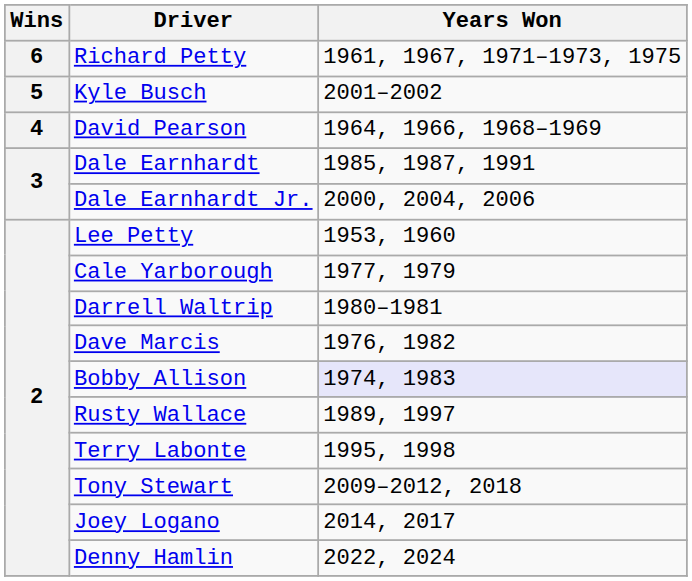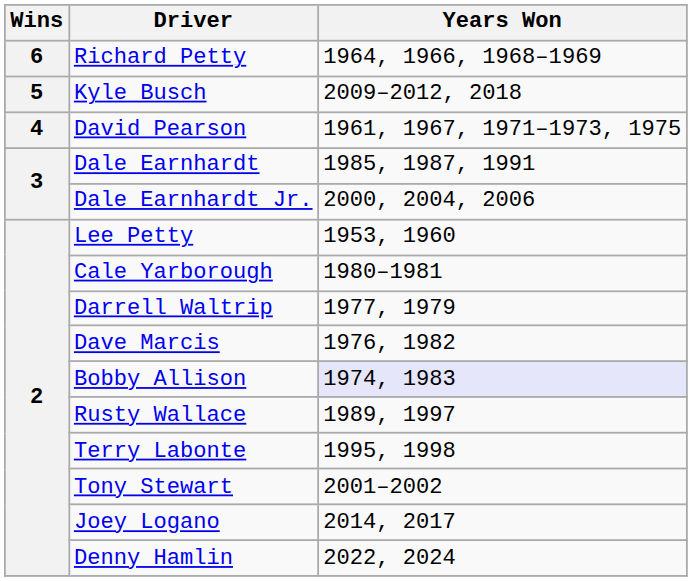(502, 59) 1961, 1967, 1971–1973, 1975 -> (462, 59) 1964, 1966, 1968–1969
(383, 94) 2001–2002 -> (423, 94) 2009–2012, 2018
(462, 130) 1964, 1966, 1968–1969 -> (502, 130) 1961, 1967, 1971–1973, 1975
(390, 273) 1977, 1979 -> (383, 273) 1980–1981
(383, 309) 1980–1981 -> (390, 309) 1977, 1979
(423, 487) 2009–2012, 2018 -> (383, 487) 2001–2002
